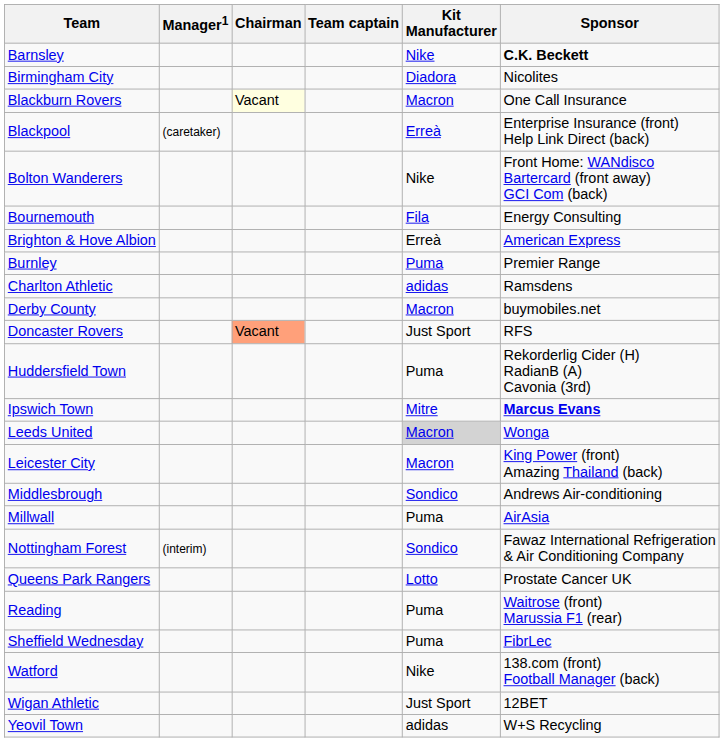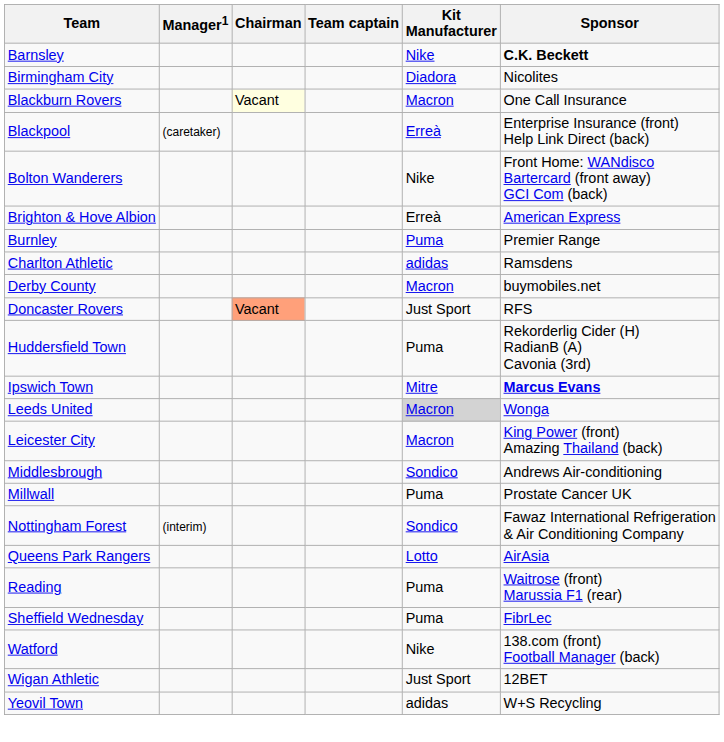- row: (51, 217)
(526, 517) AirAsia -> (568, 494) Prostate Cancer UK
(568, 579) Prostate Cancer UK -> (526, 556) AirAsia
